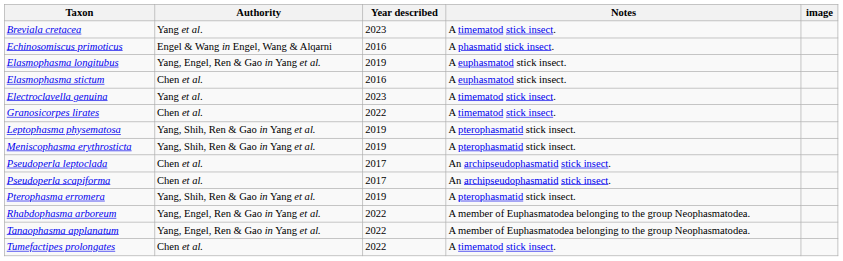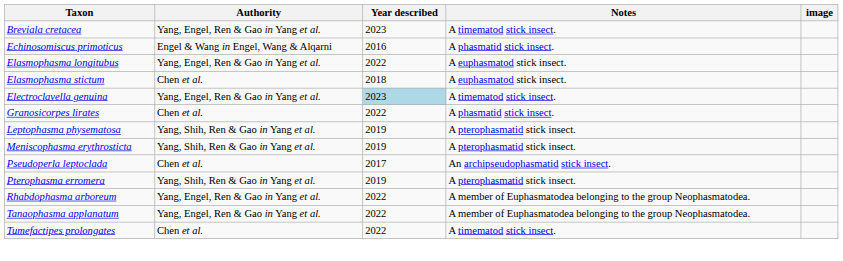(180, 29) Yang et al. -> (239, 29) Yang, Engel, Ren & Gao in Yang et al.
(376, 63) 2019 -> (376, 63) 2022
(376, 79) 2016 -> (376, 79) 2018
(180, 96) Yang et al. -> (239, 96) Yang, Engel, Ren & Gao in Yang et al.
(376, 96) no background -> (376, 96) lightblue background
(502, 113) A timematod stick insect. -> (501, 113) A phasmatid stick insect.
- row: (59, 180)
